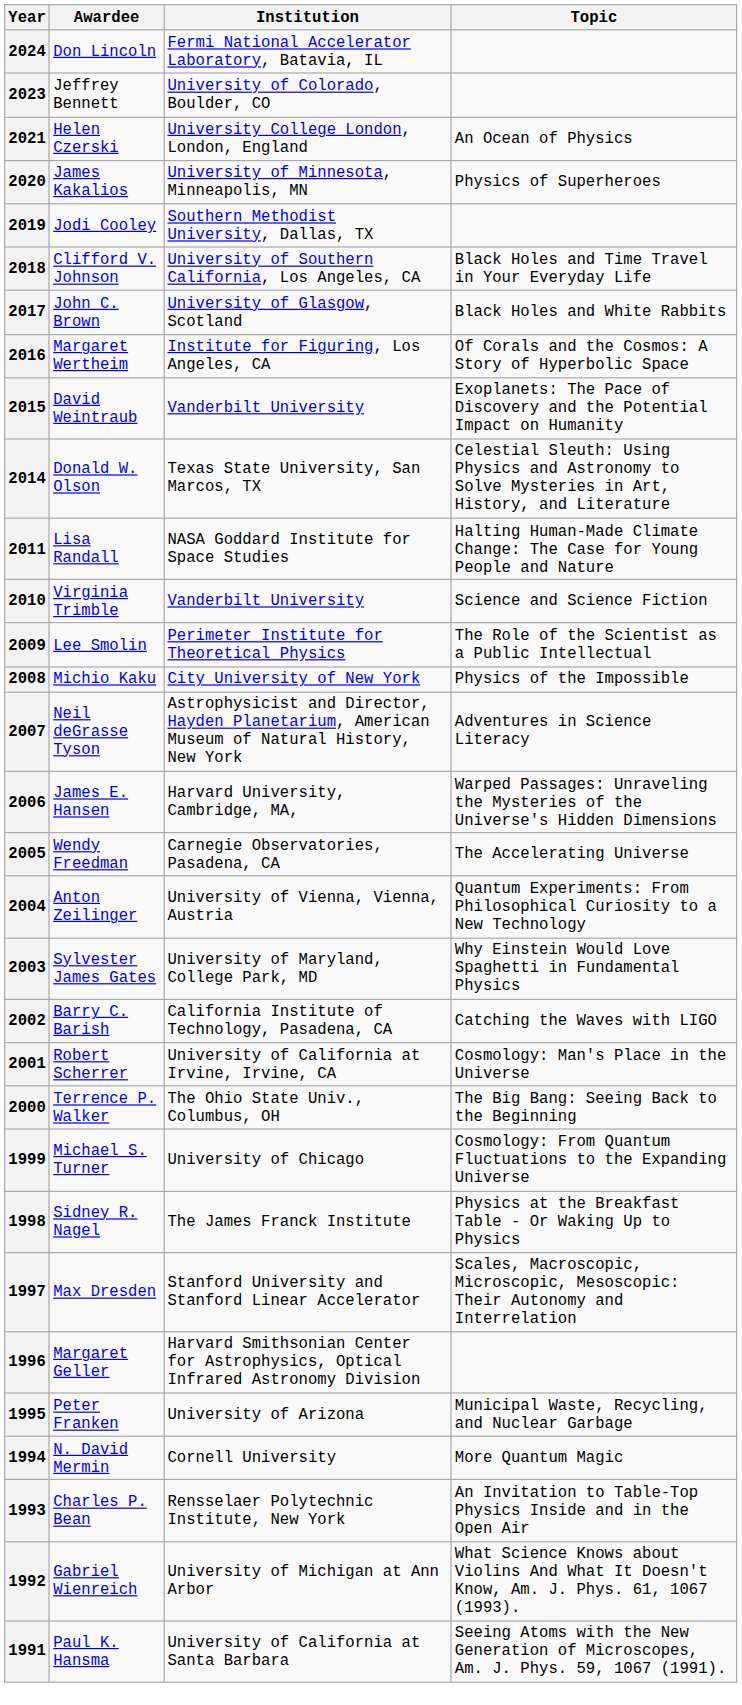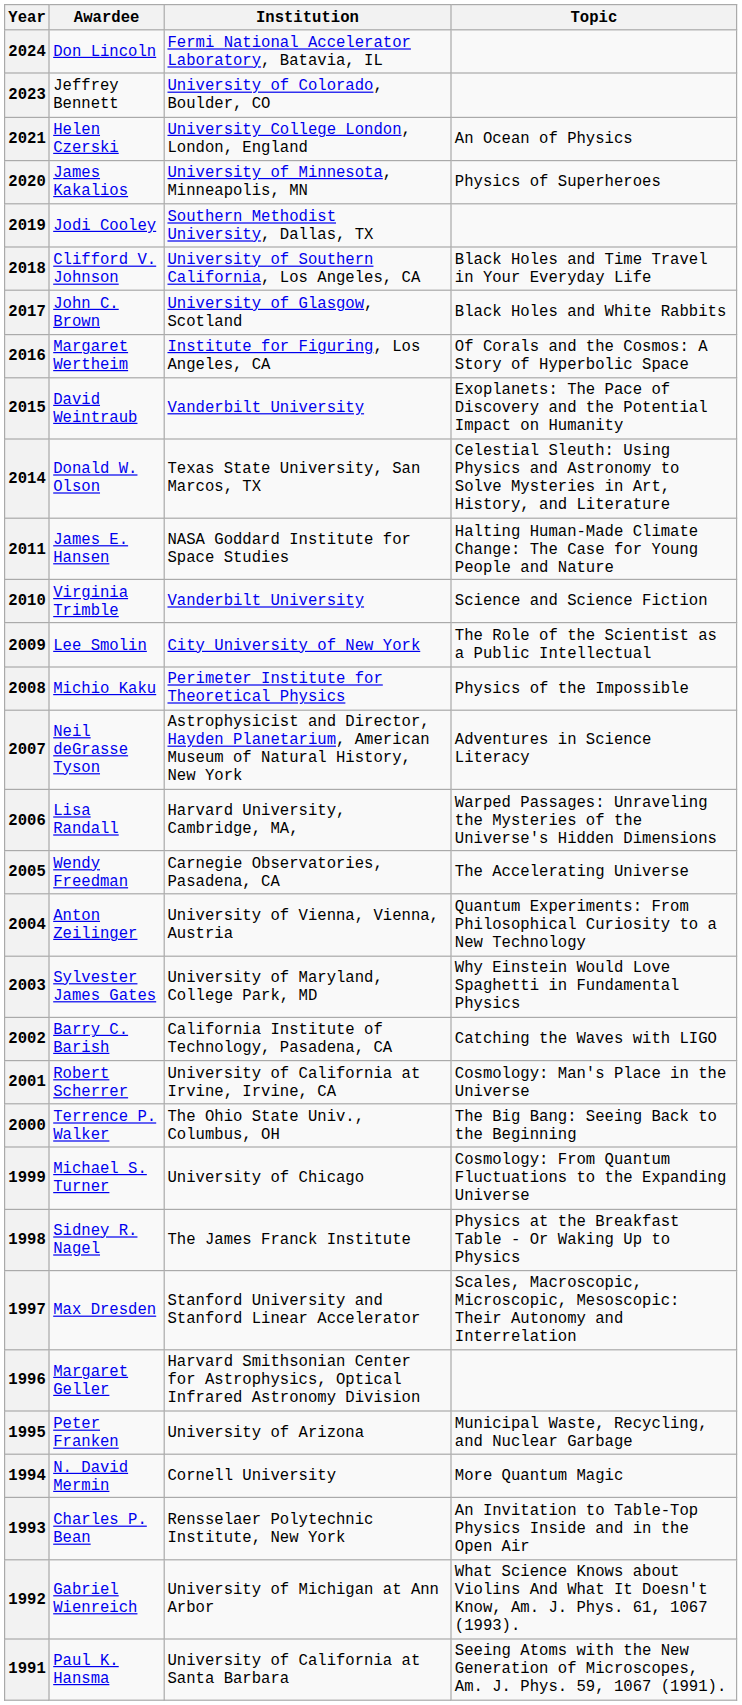(86, 549) Lisa Randall -> (91, 549) James E. Hansen
(275, 645) Perimeter Institute for Theoretical Physics -> (294, 645) City University of New York
(294, 679) City University of New York -> (275, 688) Perimeter Institute for Theoretical Physics
(91, 802) James E. Hansen -> (86, 820) Lisa Randall
